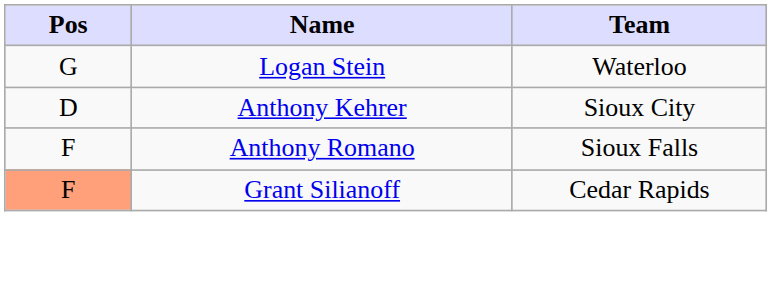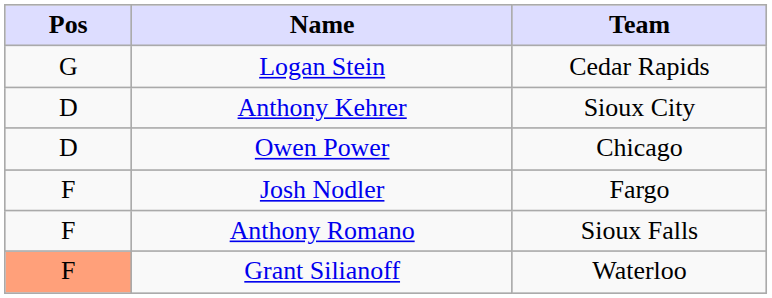(640, 66) Waterloo -> (640, 66) Cedar Rapids
+ row: (322, 148)
+ row: (322, 189)
(640, 189) Cedar Rapids -> (640, 271) Waterloo
